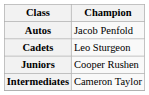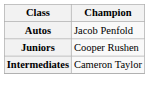- row: (38, 47)
